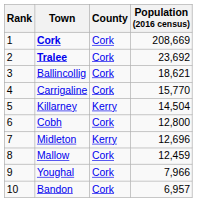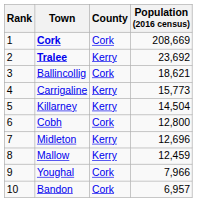(103, 57) Cork -> (104, 57) Kerry
(103, 90) Cork -> (104, 90) Kerry
(174, 90) 15,770 -> (174, 90) 15,773
(103, 156) Cork -> (104, 156) Kerry
